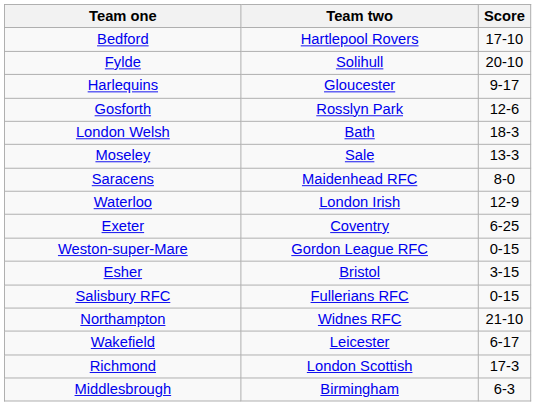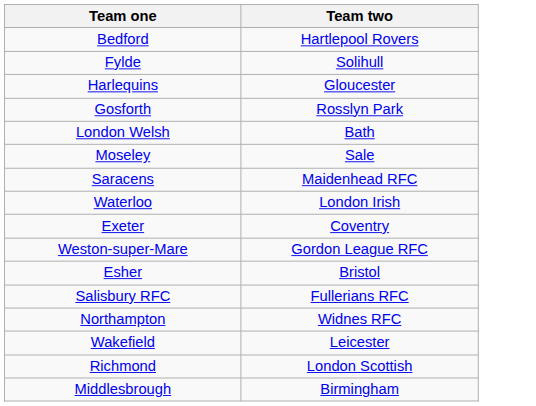- column: (504, 16)
